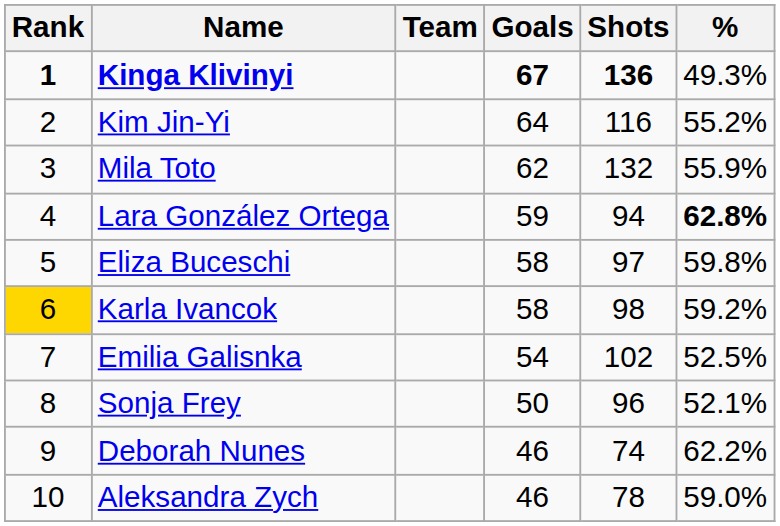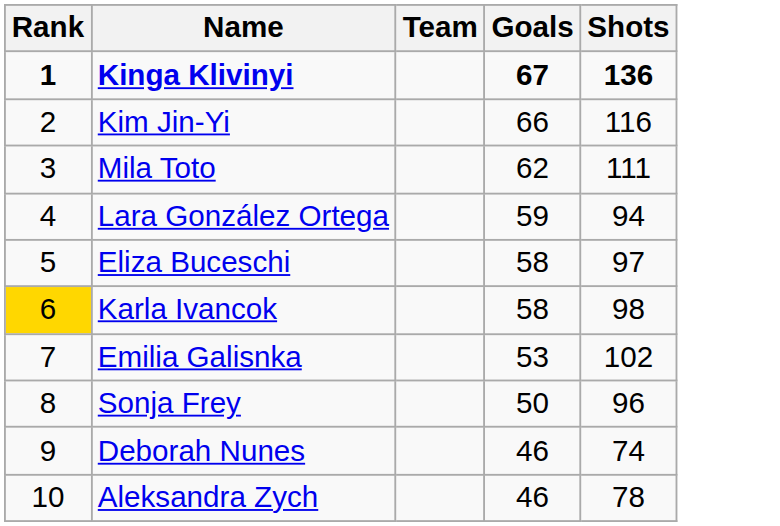- column: (725, 27)
(533, 121) 64 -> (533, 121) 66
(628, 168) 132 -> (628, 168) 111
(533, 356) 54 -> (533, 356) 53
